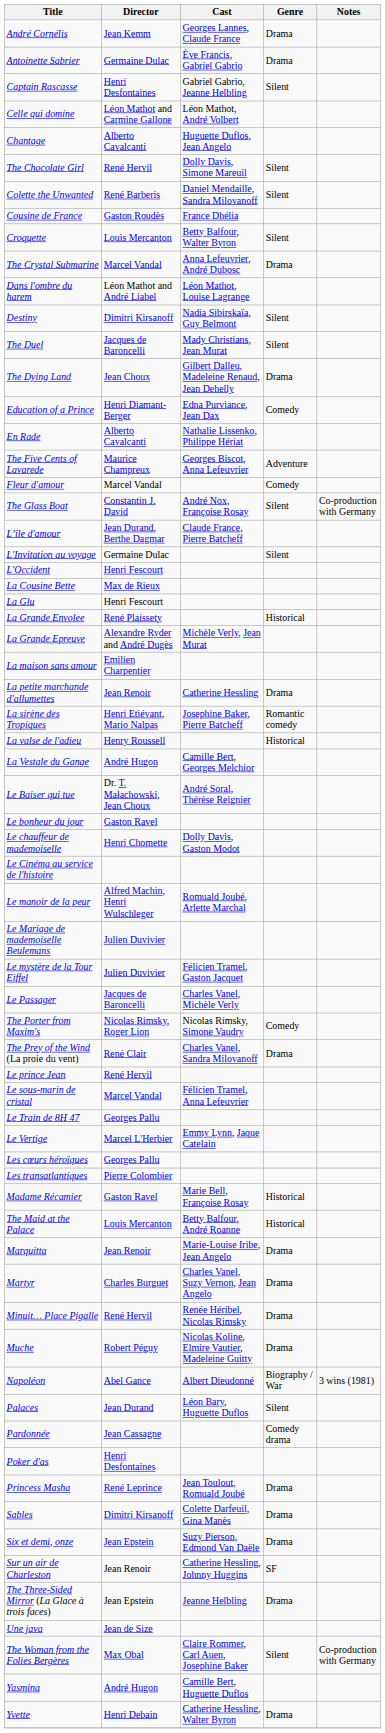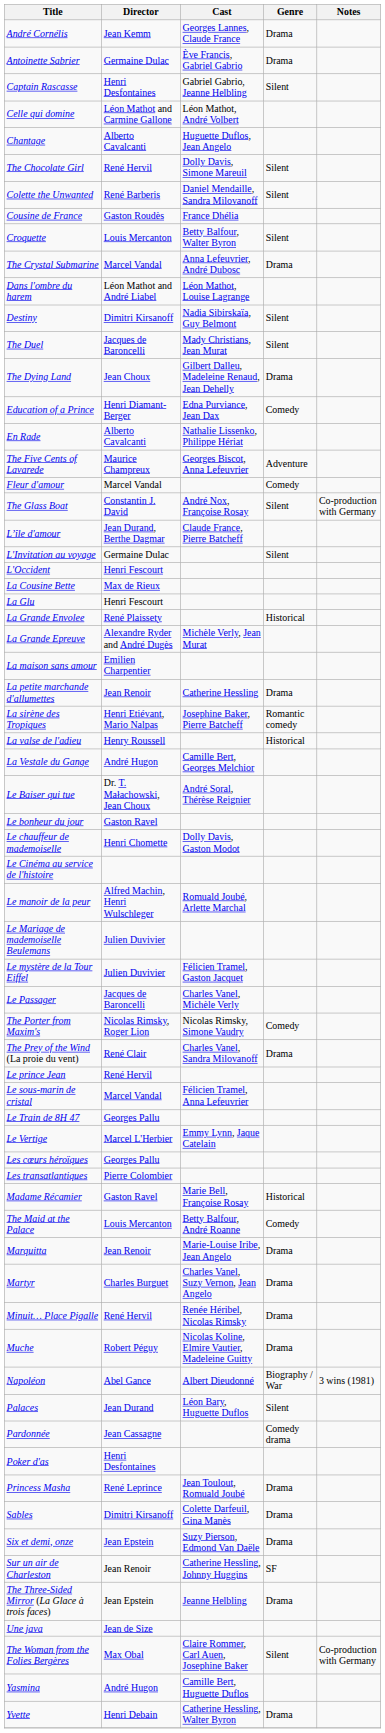(285, 1224) Historical -> (283, 1224) Comedy
